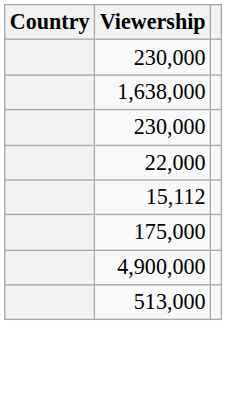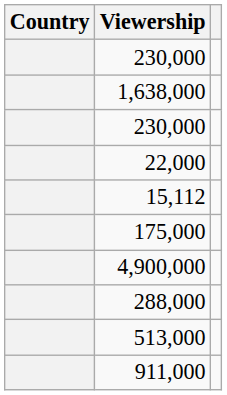+ row: (50, 302)
+ row: (50, 372)
